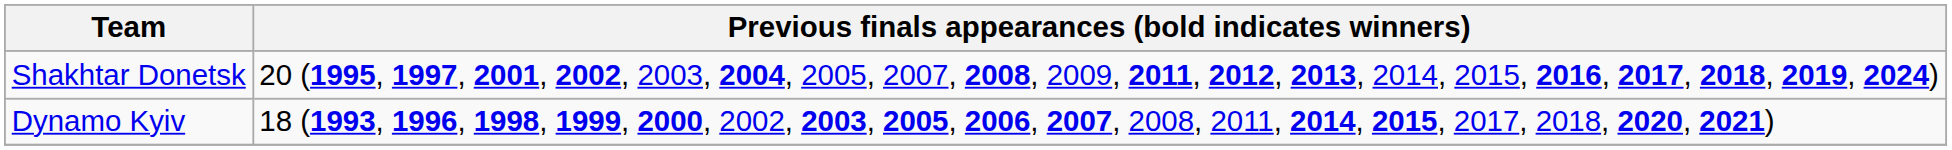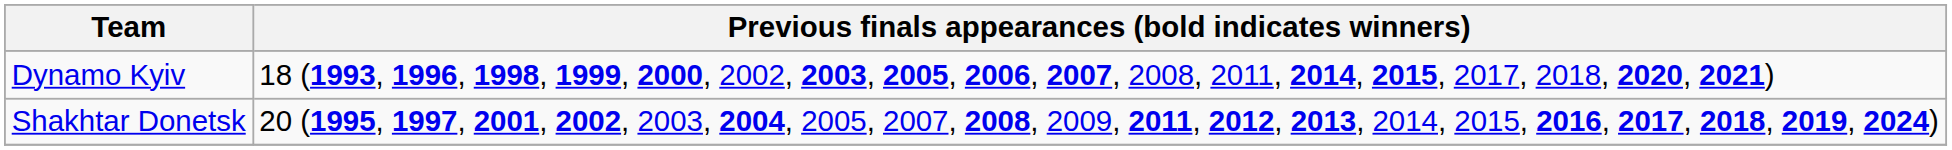rows swapped: (129, 74) <-> (98, 121)
